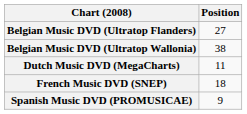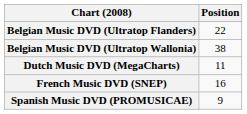(220, 30) 27 -> (220, 30) 22
(220, 83) 18 -> (220, 83) 16
